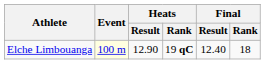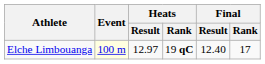(145, 50) 12.90 -> (145, 50) 12.97
(245, 50) 18 -> (245, 50) 17
